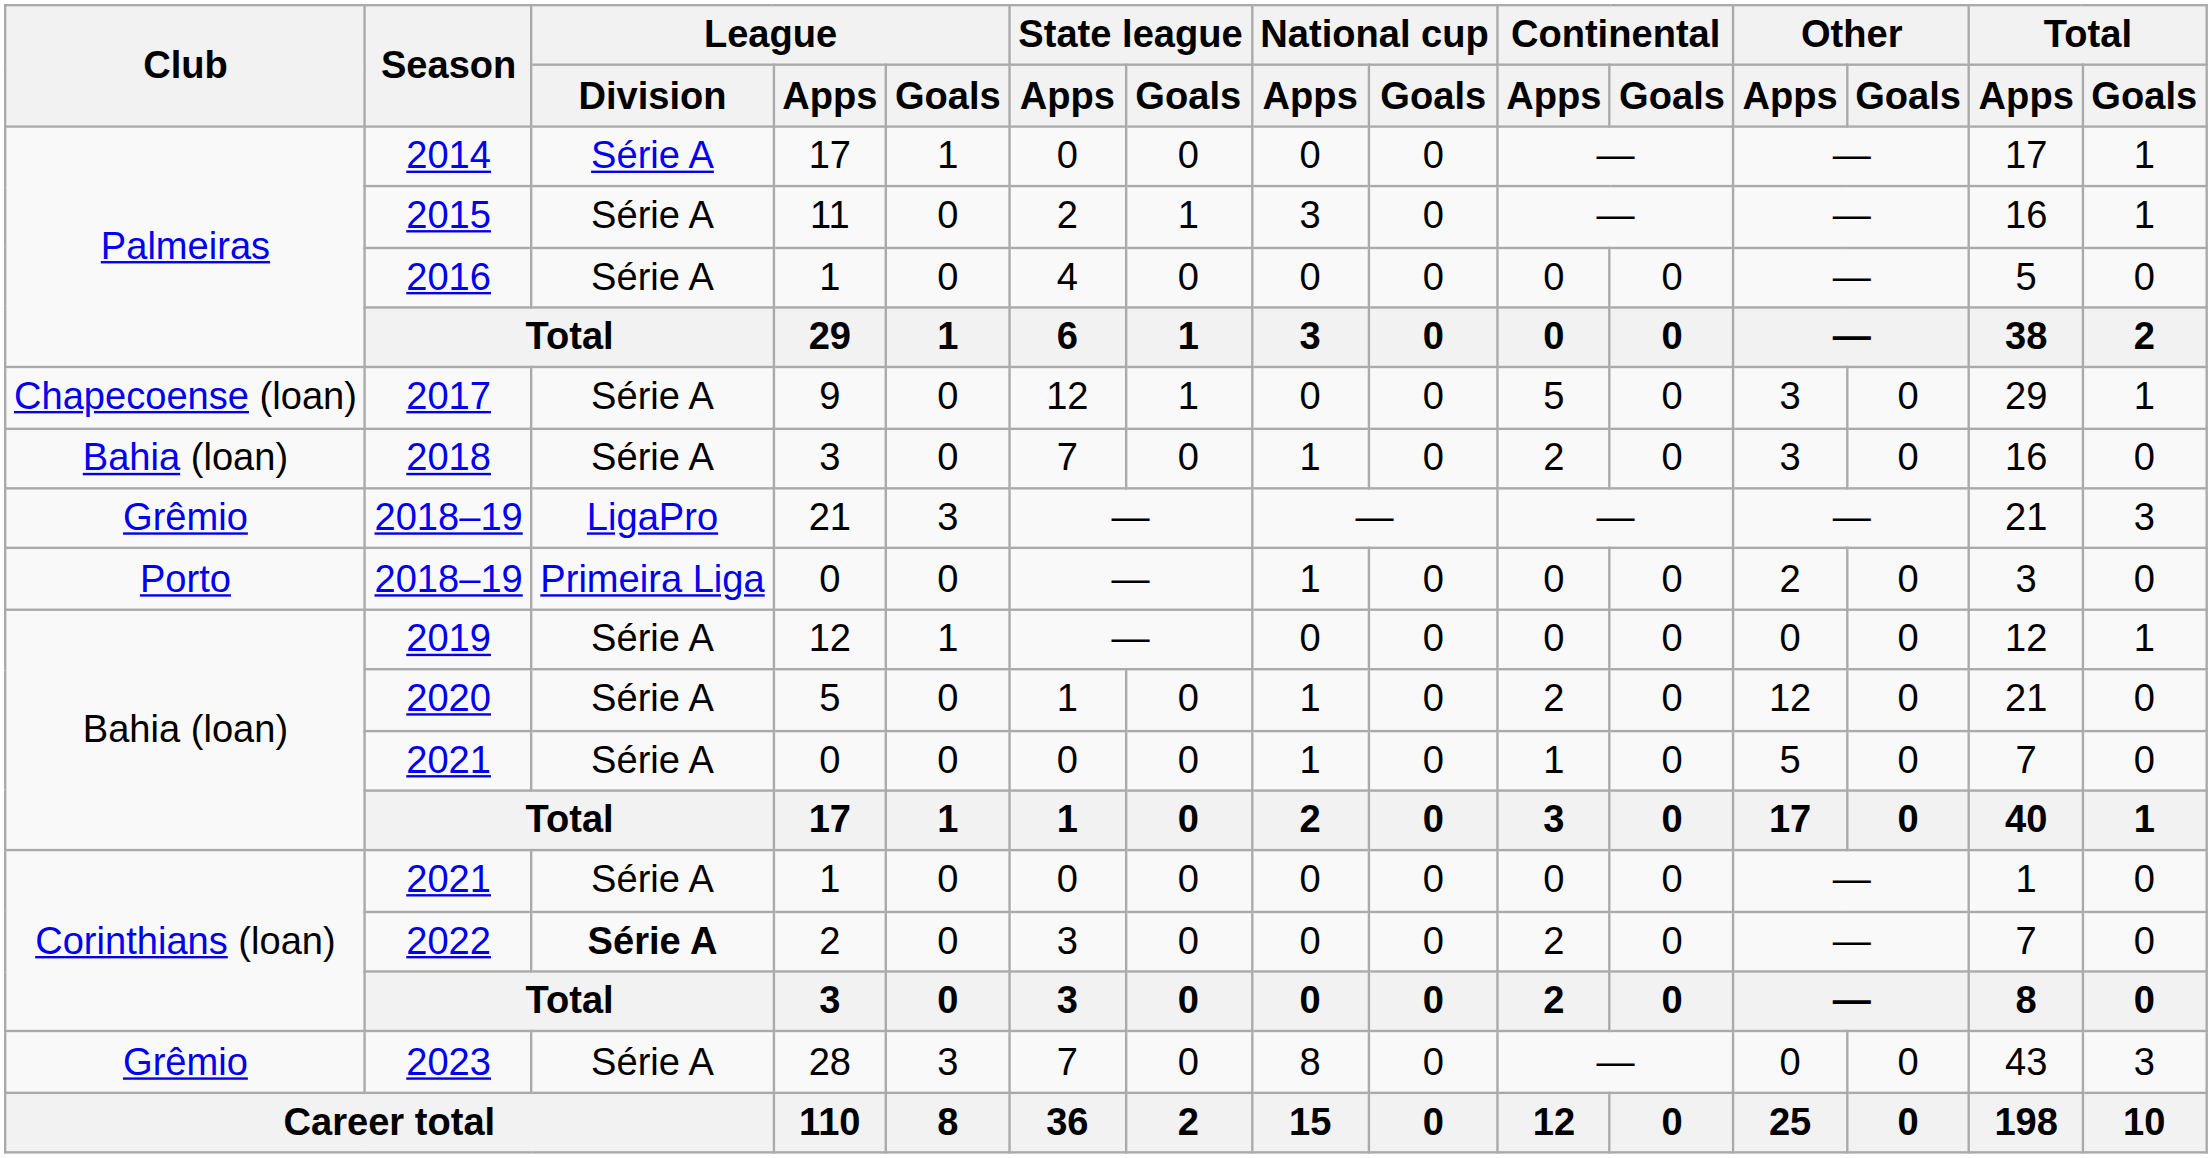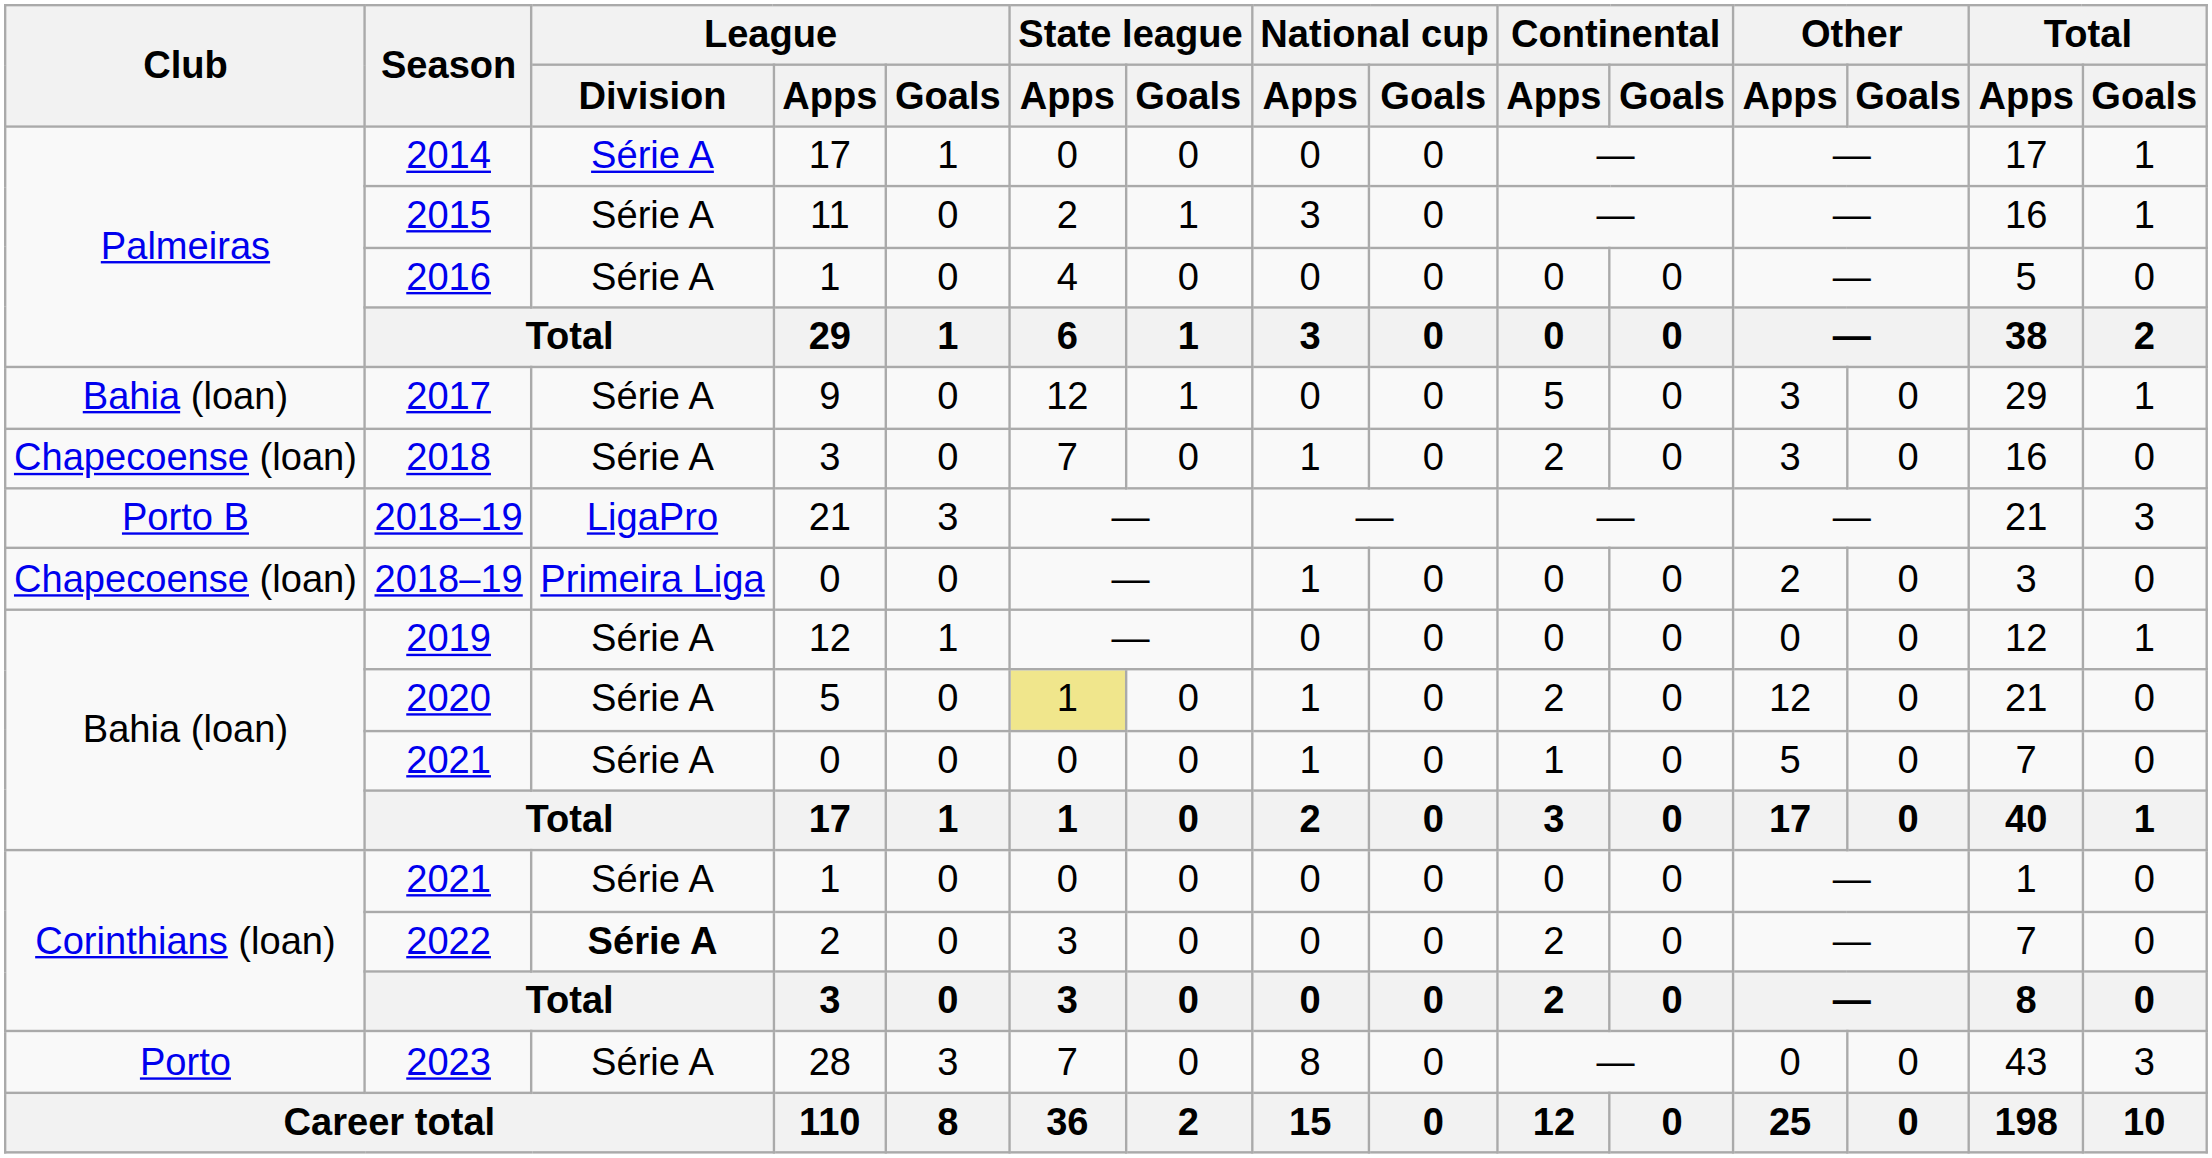(185, 397) Chapecoense (loan) -> (185, 397) Bahia (loan)
(185, 457) Bahia (loan) -> (185, 457) Chapecoense (loan)
(185, 517) Grêmio -> (185, 517) Porto B
(185, 578) Porto -> (185, 578) Chapecoense (loan)
(1067, 699) no background -> (1067, 699) khaki background
(185, 1061) Grêmio -> (185, 1061) Porto
